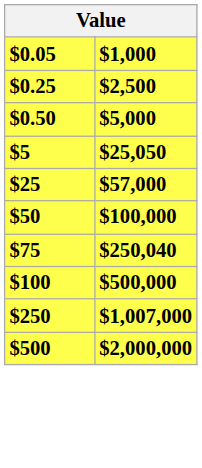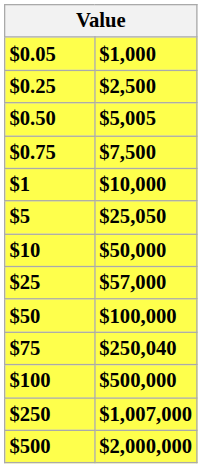(128, 119) $5,000 -> (128, 119) $5,005
+ row: (33, 151)
+ row: (20, 184)
+ row: (25, 250)
